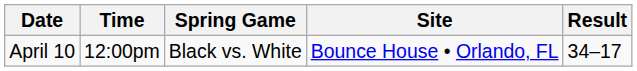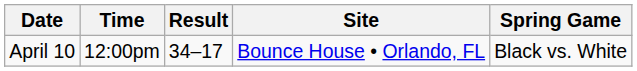columns swapped: (235, 20) <-> (597, 20)
